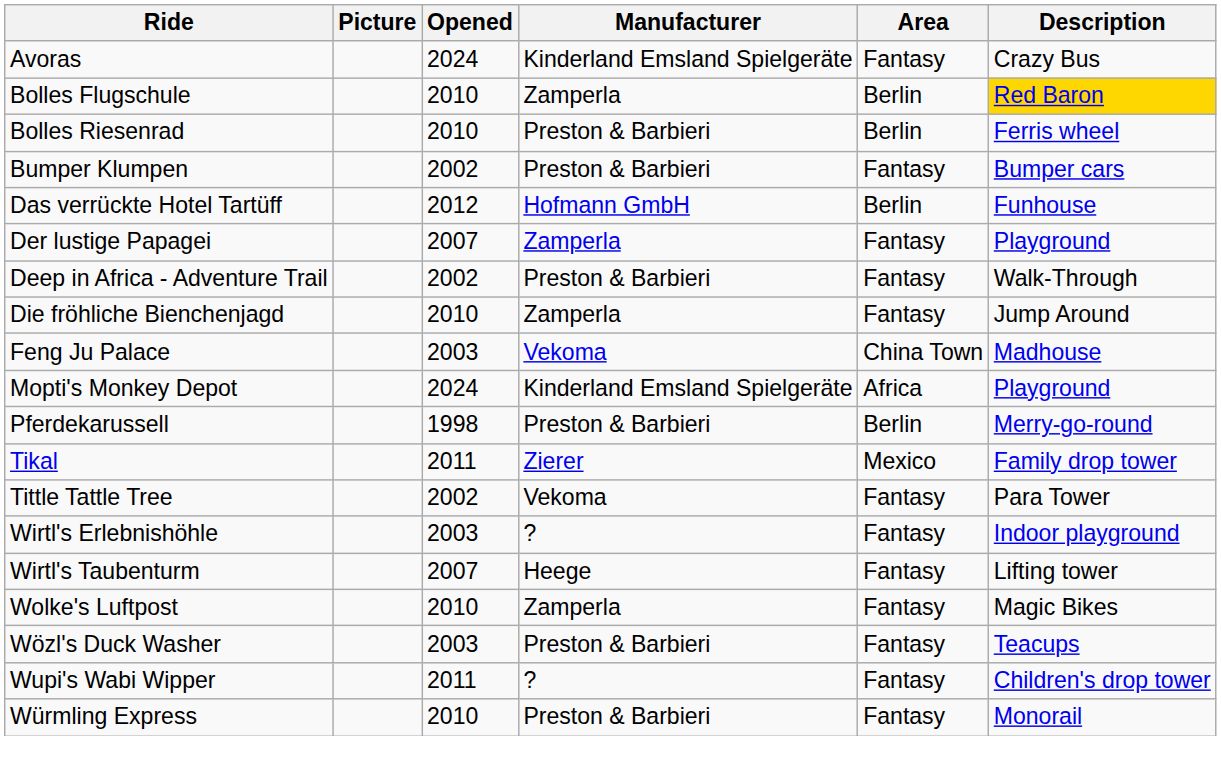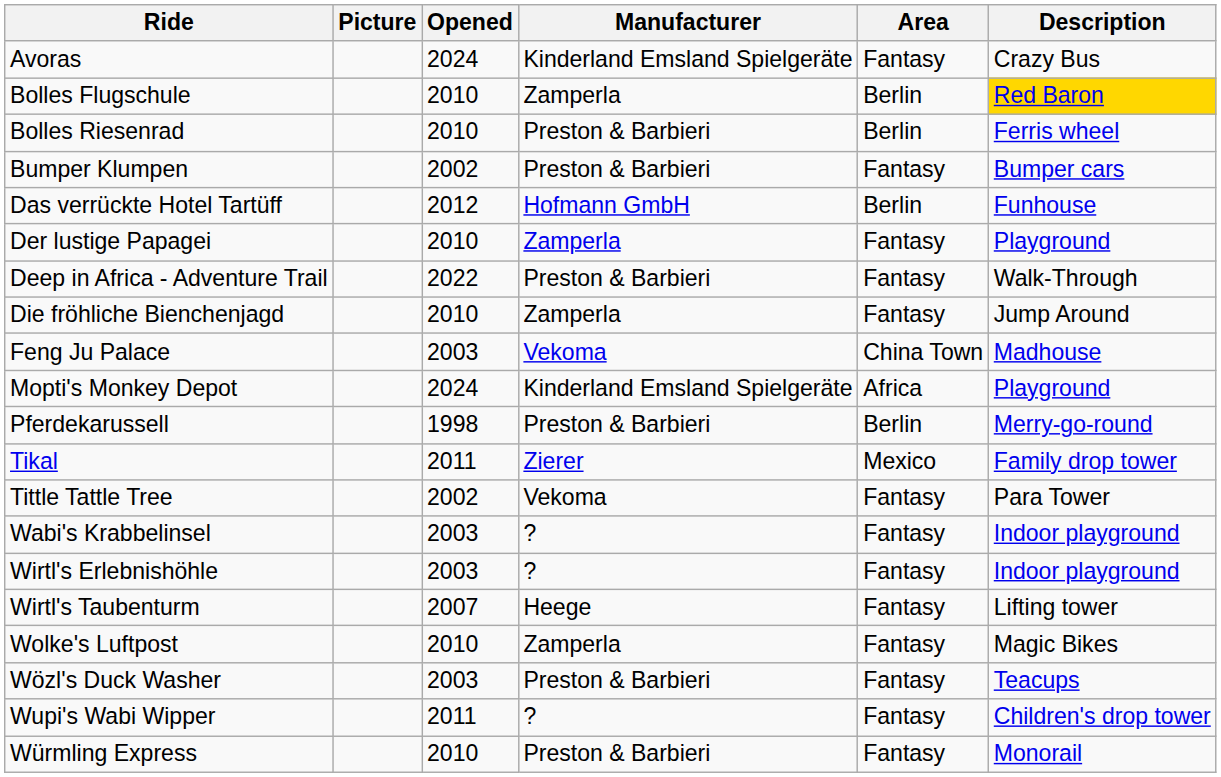(453, 242) 2007 -> (453, 242) 2010
(453, 278) 2002 -> (453, 278) 2022
+ row: (110, 534)
